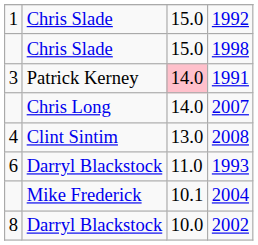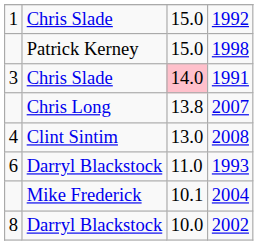(70, 48) Chris Slade -> (83, 48) Patrick Kerney
(83, 78) Patrick Kerney -> (70, 78) Chris Slade
(187, 107) 14.0 -> (187, 107) 13.8
